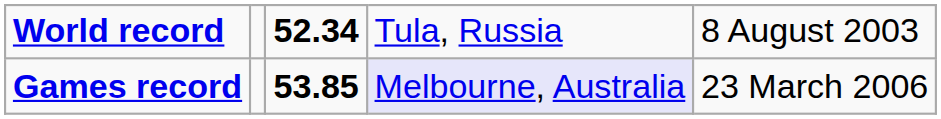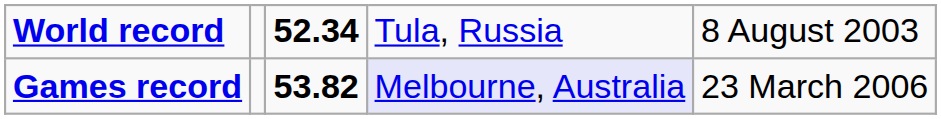(316, 85) 53.85 -> (316, 85) 53.82
